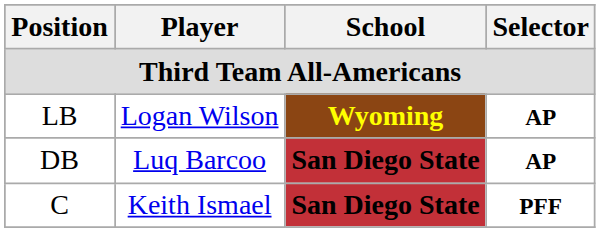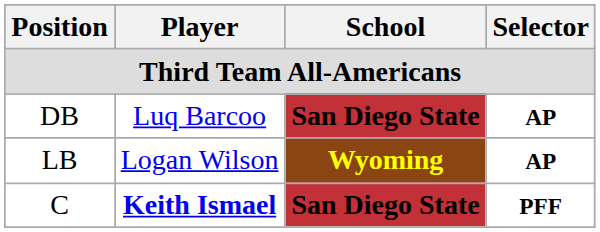rows swapped: (60, 115) <-> (60, 159)
(200, 204) normal -> (200, 204) bold
